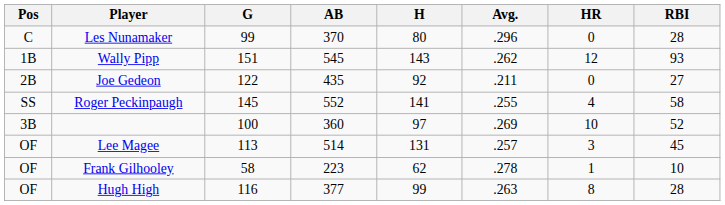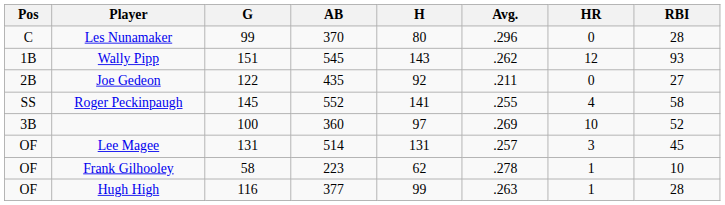(248, 146) 113 -> (248, 146) 131
(591, 189) 8 -> (591, 189) 1
